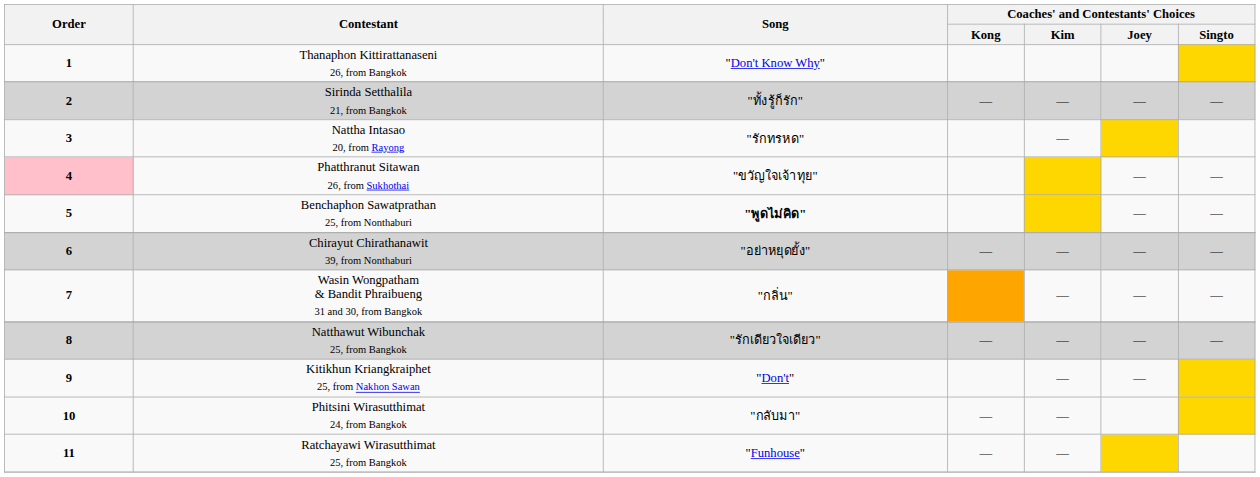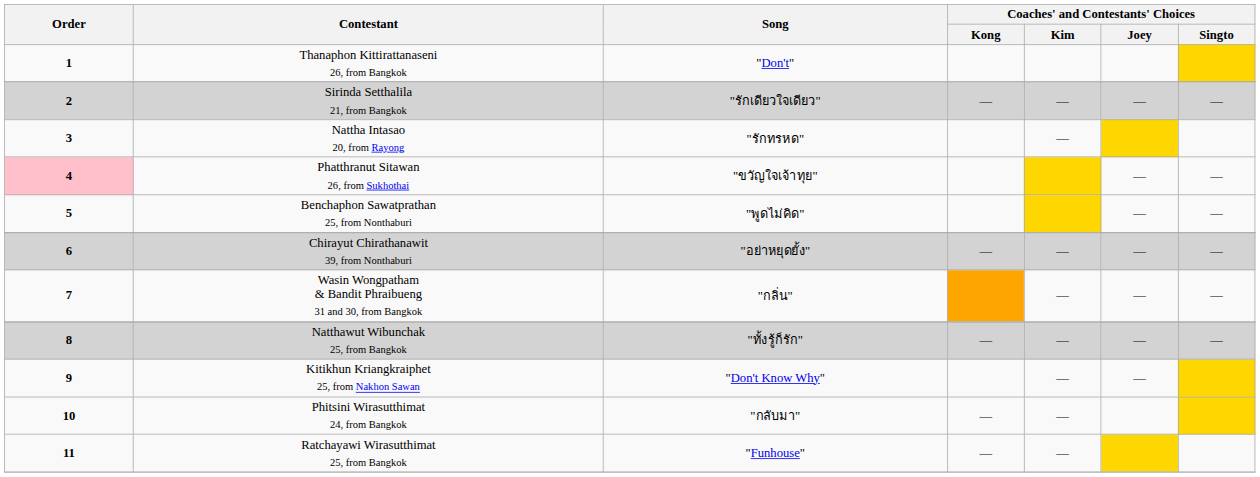(775, 63) "Don't Know Why" -> (775, 63) "Don't"
(775, 101) "ทั้งรู้ก็รัก" -> (775, 101) "รักเดียวใจเดียว"
(775, 214) bold -> (775, 214) normal
(775, 341) "รักเดียวใจเดียว" -> (775, 341) "ทั้งรู้ก็รัก"
(775, 378) "Don't" -> (775, 378) "Don't Know Why"
